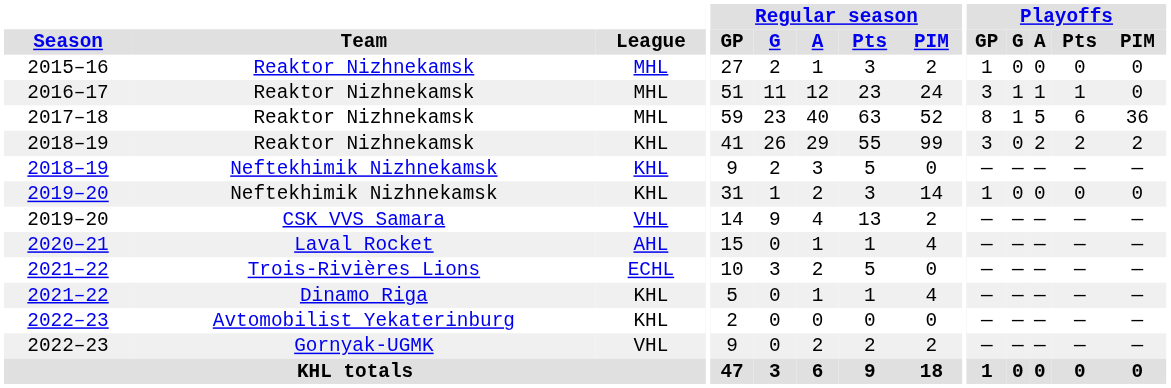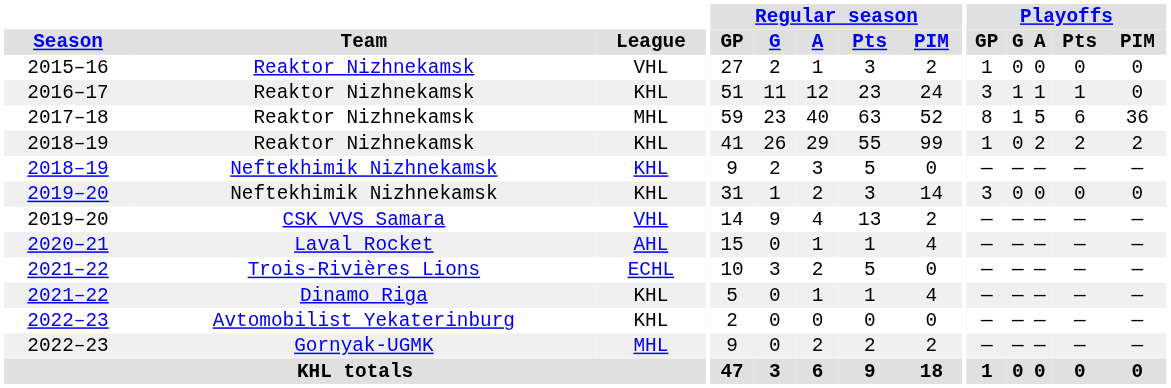(651, 67) MHL -> (651, 67) VHL
(651, 93) MHL -> (651, 93) KHL
(987, 143) 3 -> (987, 143) 1
(987, 194) 1 -> (987, 194) 3
(651, 346) VHL -> (651, 346) MHL
